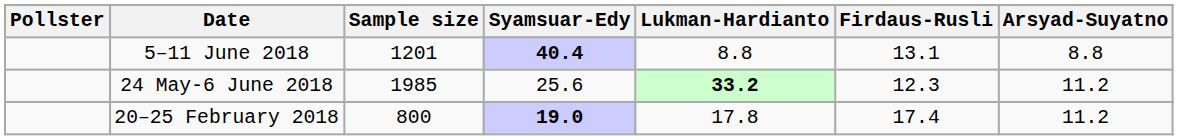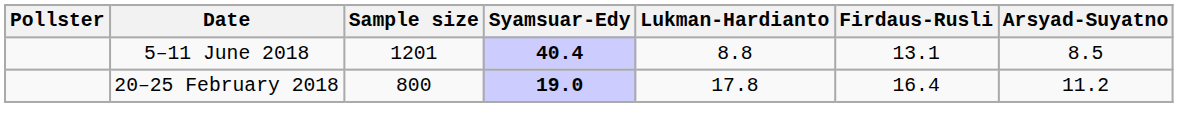(1086, 53) 8.8 -> (1086, 53) 8.5
- row: (227, 85)
(916, 117) 17.4 -> (916, 85) 16.4
